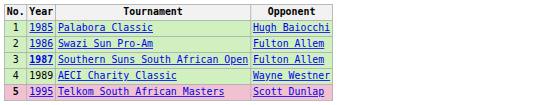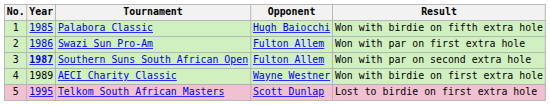+ column: (439, 13)
(16, 92) bold -> (16, 92) normal
